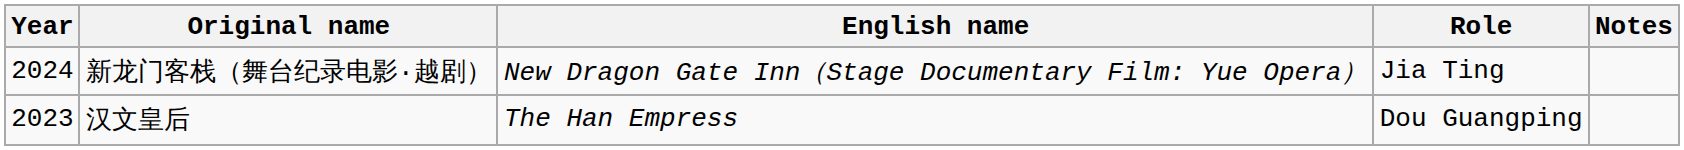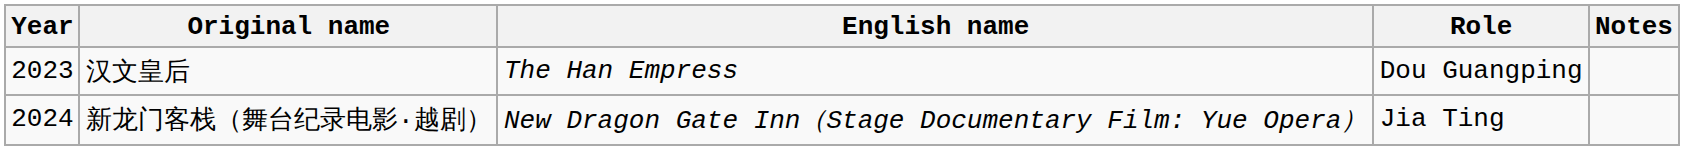rows swapped: (138, 121) <-> (289, 73)
